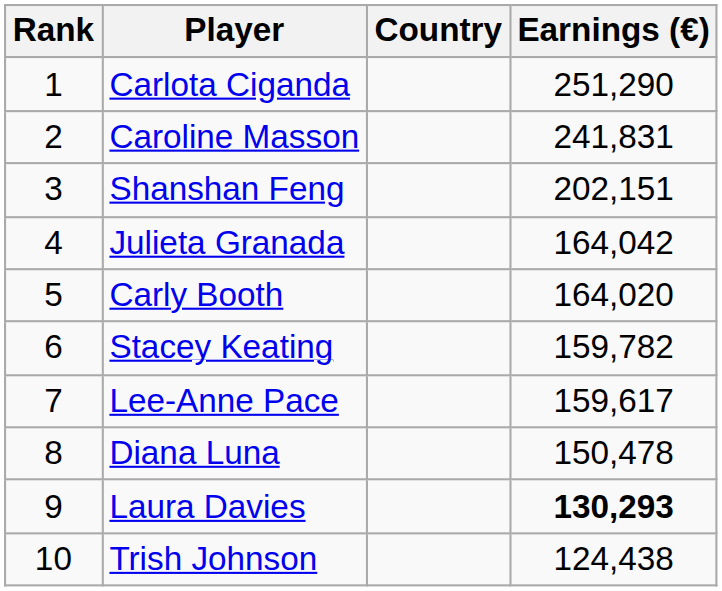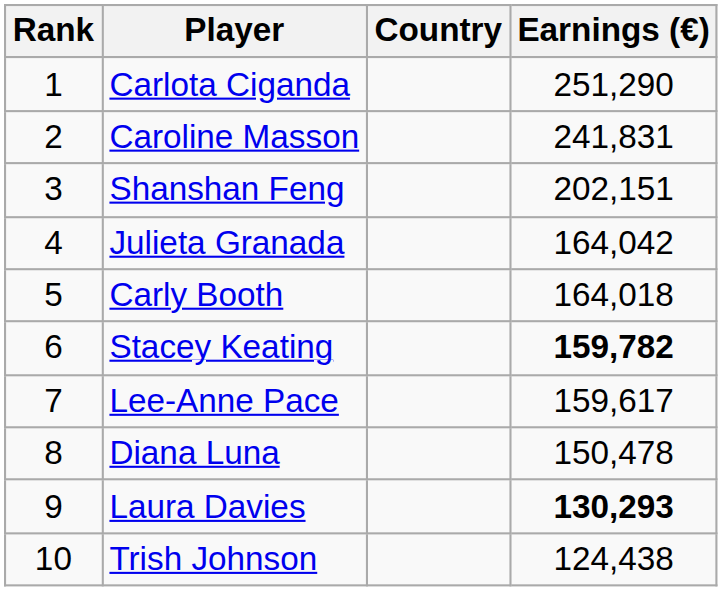(614, 294) 164,020 -> (614, 294) 164,018
(614, 347) normal -> (614, 347) bold
